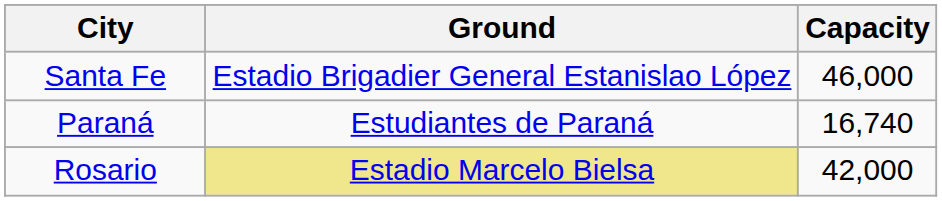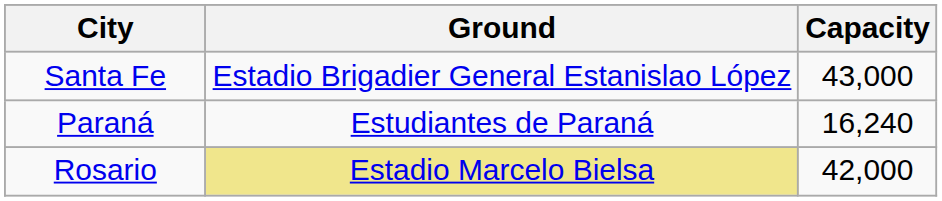(868, 75) 46,000 -> (868, 75) 43,000
(868, 123) 16,740 -> (868, 123) 16,240
